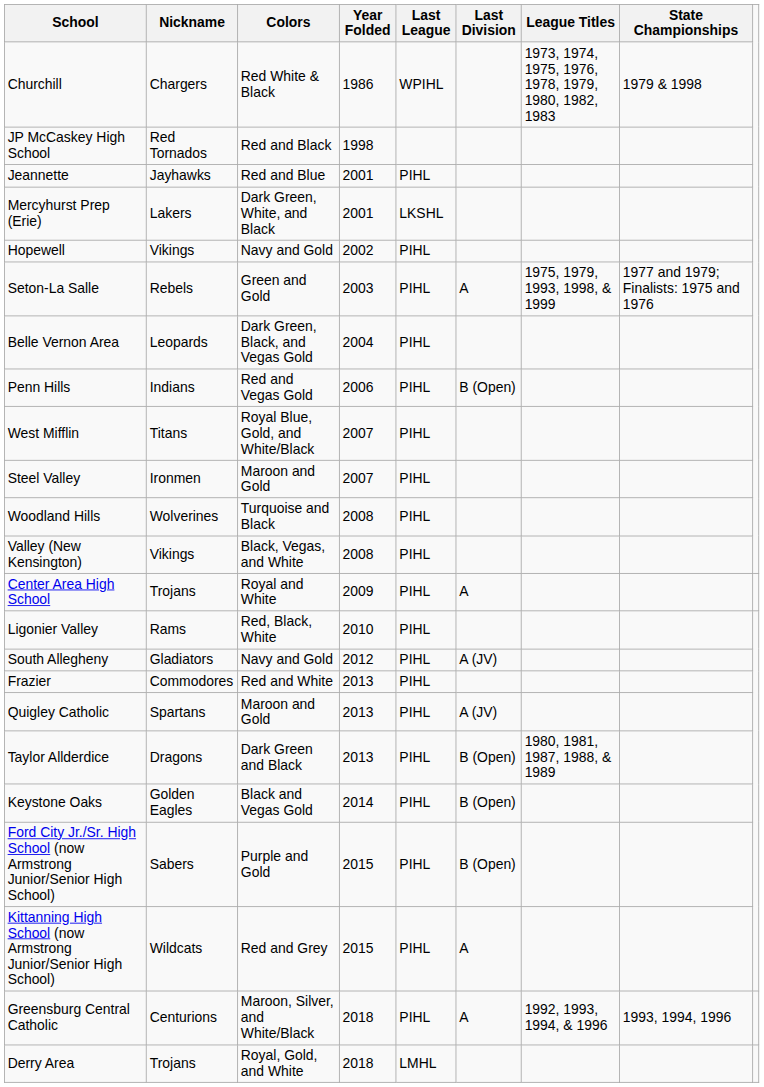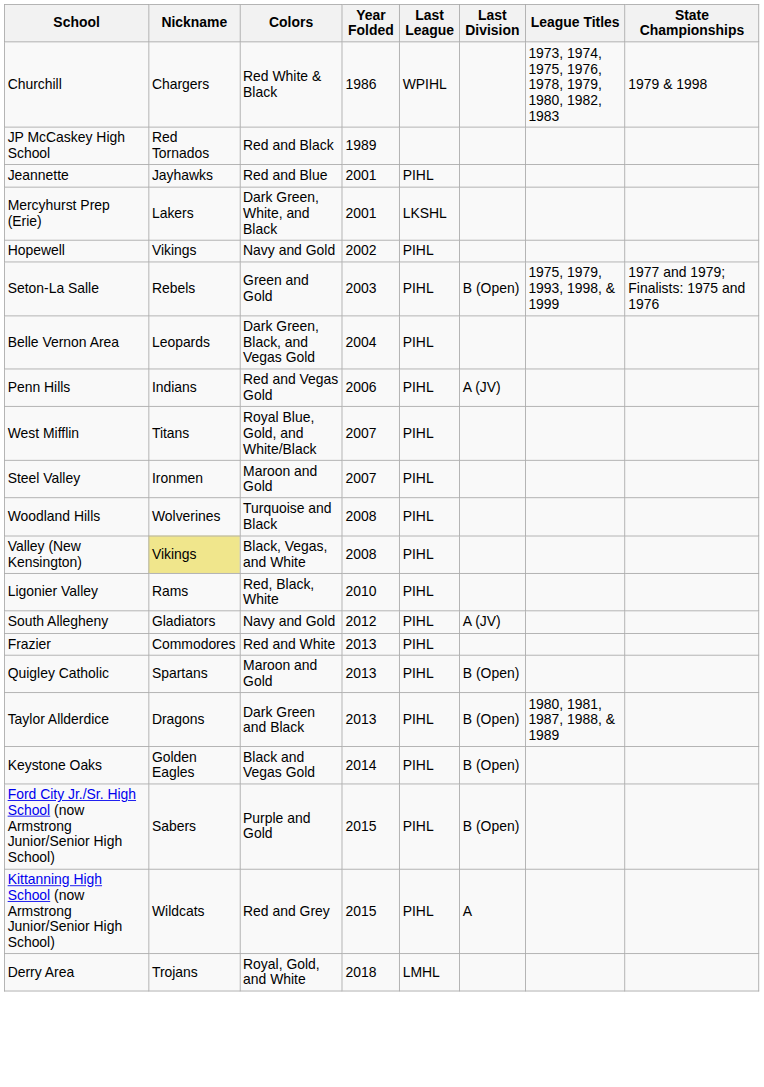(358, 145) 1998 -> (361, 145) 1989
(464, 288) A -> (491, 288) B (Open)
(488, 387) B (Open) -> (482, 387) A (JV)
(172, 554) no background -> (174, 554) khaki background
- row: (61, 592)
(478, 711) A (JV) -> (491, 674) B (Open)
- row: (69, 1017)
